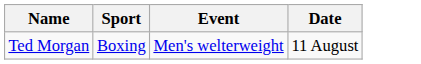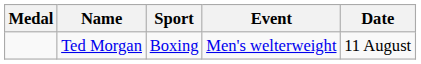+ column: (31, 18)
